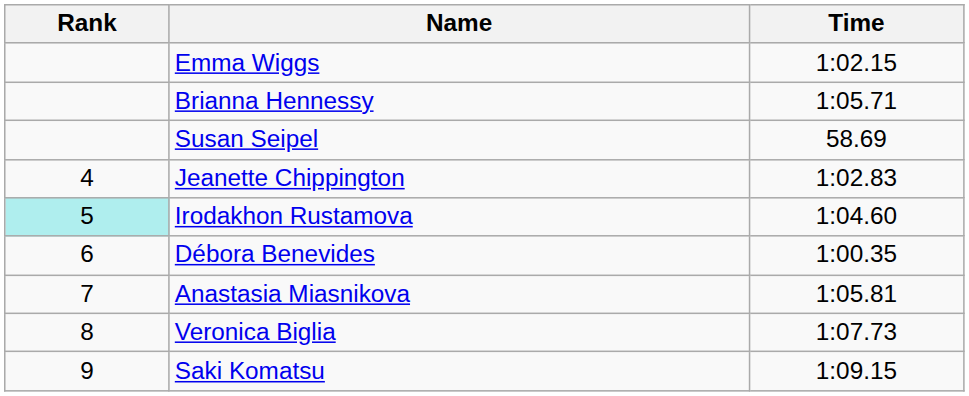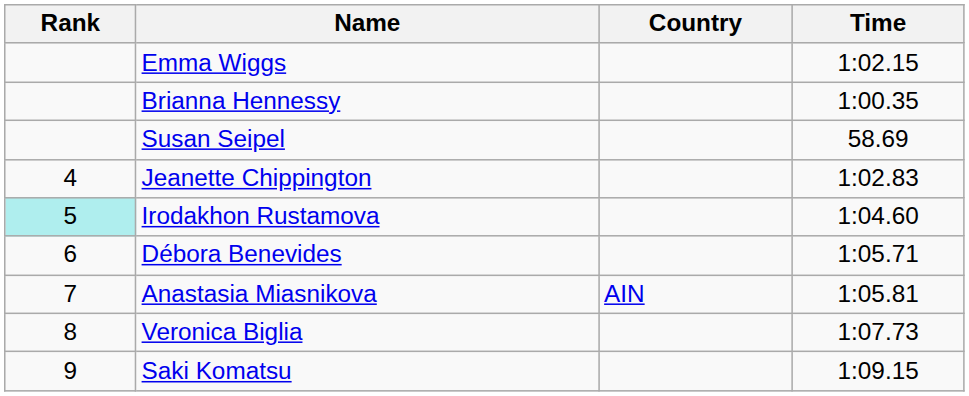+ column: (695, 23)
(856, 100) 1:05.71 -> (878, 100) 1:00.35
(856, 255) 1:00.35 -> (878, 255) 1:05.71
